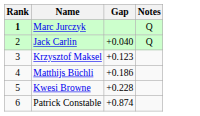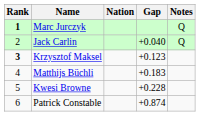+ column: (120, 12)
(18, 57) normal -> (18, 57) bold
(120, 73) +0.186 -> (152, 73) +0.183
